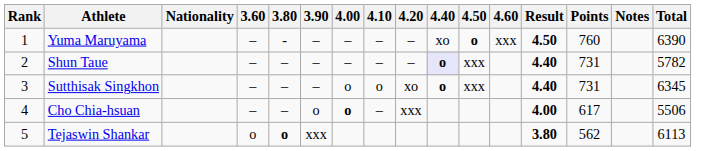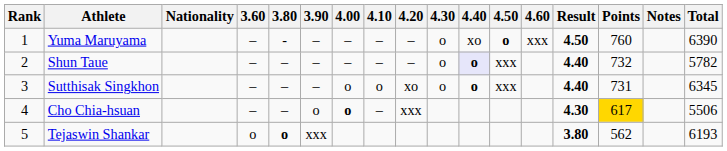+ column: (443, 16)
(589, 63) 731 -> (621, 63) 732
(544, 110) 4.00 -> (576, 110) 4.30
(589, 110) no background -> (621, 110) gold background
(671, 134) 6113 -> (703, 134) 6193
